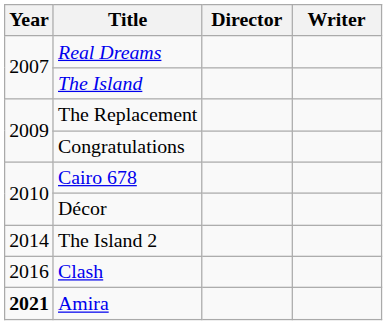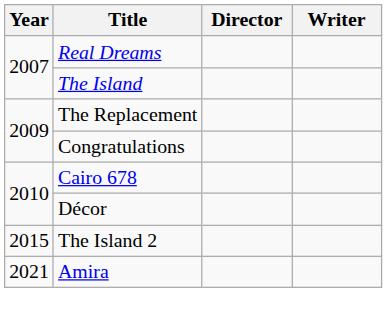(29, 240) 2014 -> (29, 240) 2015
- row: (81, 271)
(29, 303) bold -> (29, 271) normal
